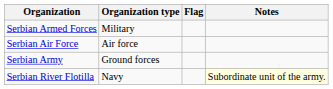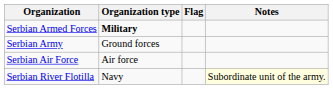(118, 28) normal -> (119, 28) bold
rows swapped: (35, 60) <-> (42, 44)
